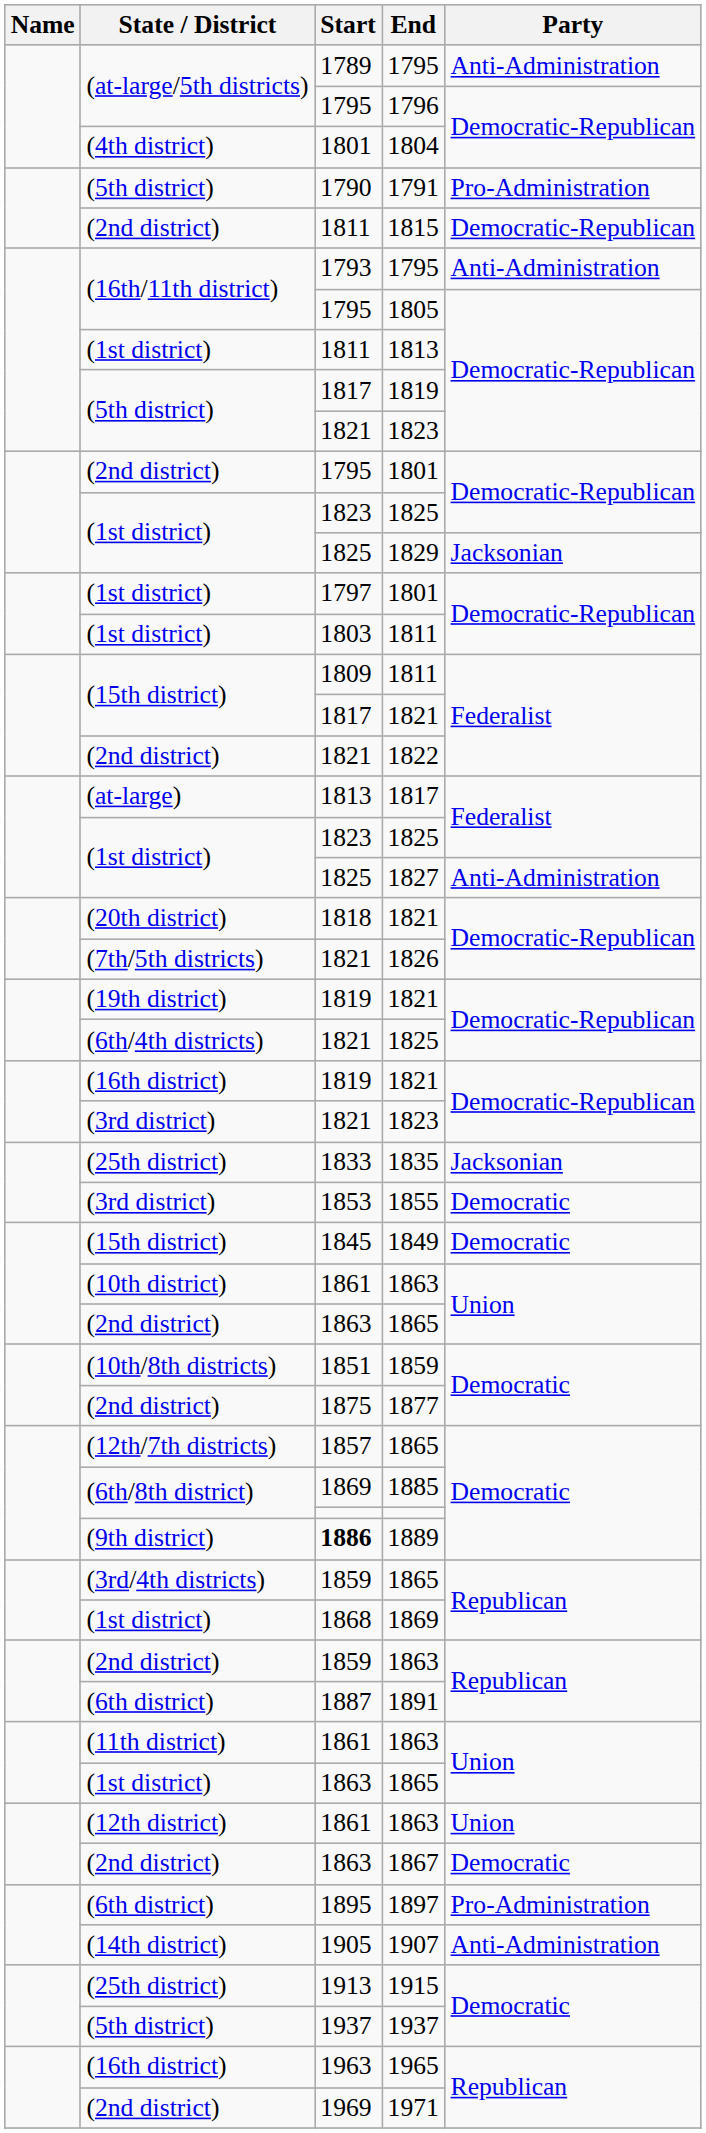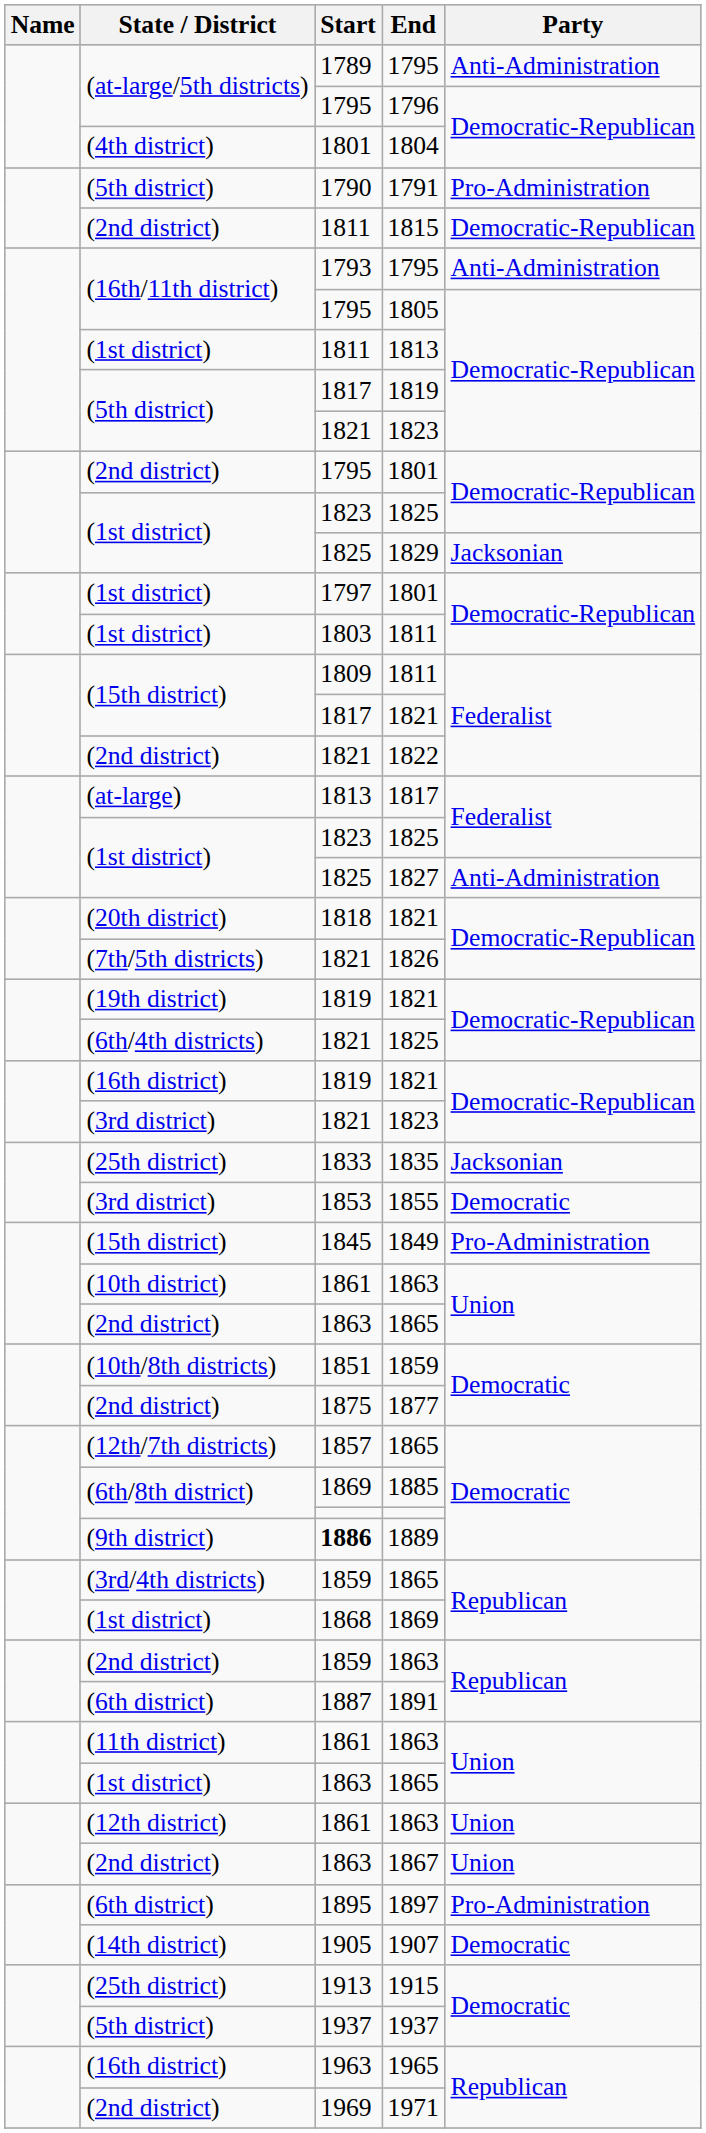(510, 1242) Democratic -> (550, 1242) Pro-Administration
(510, 1863) Democratic -> (483, 1863) Union
(555, 1944) Anti-Administration -> (510, 1944) Democratic
